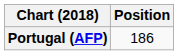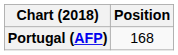(142, 38) 186 -> (142, 38) 168
